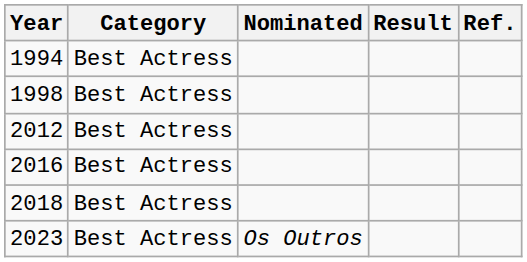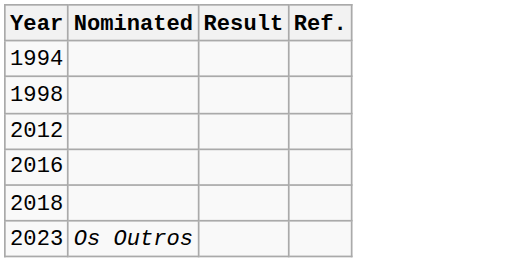- column: (153, 23)
